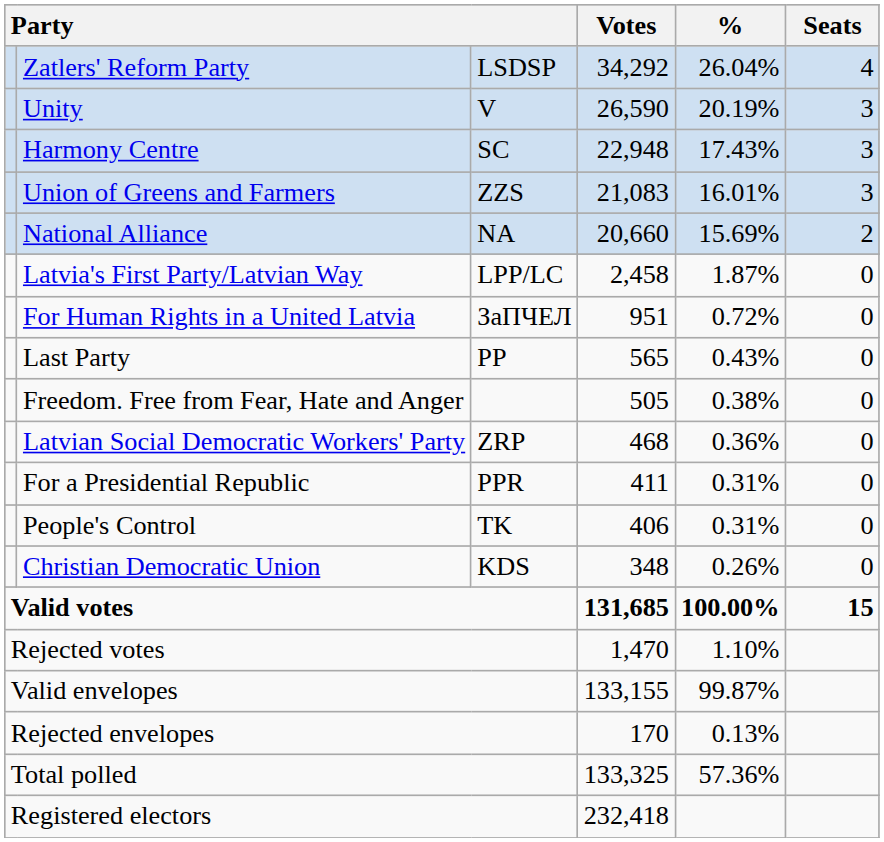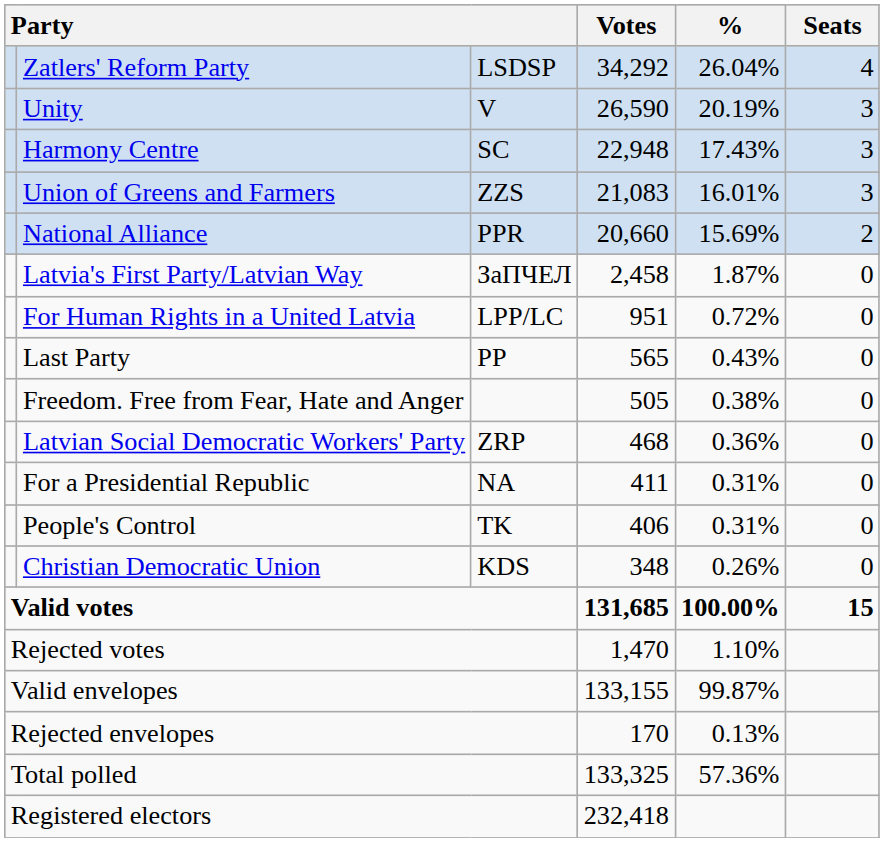(496, 233) NA -> (501, 233) PPR
(520, 274) LPP/LC -> (524, 274) ЗаПЧЕЛ
(524, 316) ЗаПЧЕЛ -> (520, 316) LPP/LC
(501, 483) PPR -> (496, 483) NA
